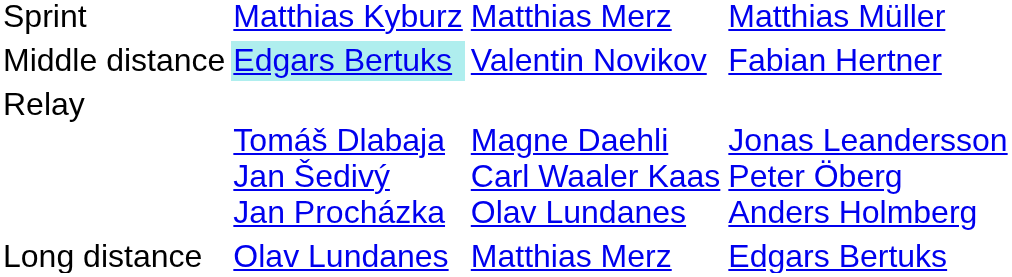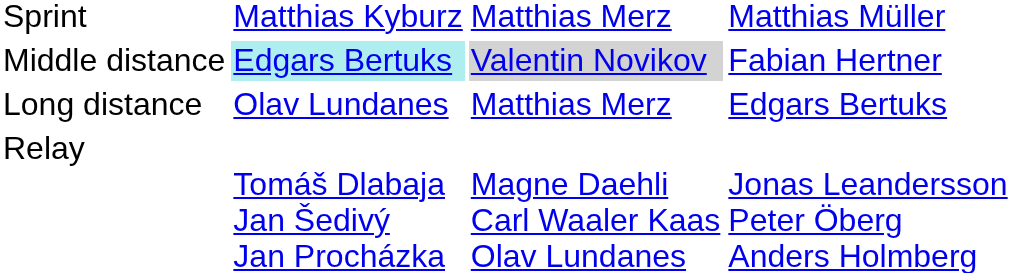(589, 60) no background -> (589, 60) lightgrey background
rows swapped: (103, 256) <-> (44, 104)
